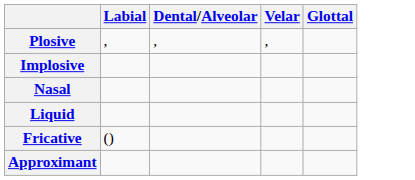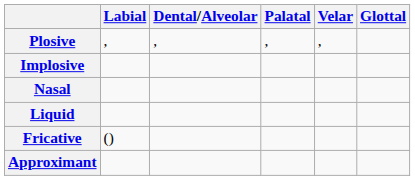+ column: (288, 16)
